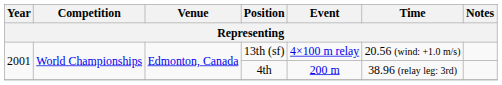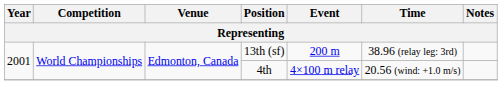(325, 51) 4×100 m relay -> (325, 51) 200 m
(413, 51) 20.56 (wind: +1.0 m/s) -> (413, 51) 38.96 (relay leg: 3rd)
(325, 70) 200 m -> (325, 70) 4×100 m relay
(413, 70) 38.96 (relay leg: 3rd) -> (413, 70) 20.56 (wind: +1.0 m/s)
